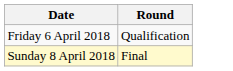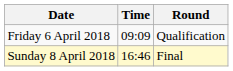+ column: (136, 14)
